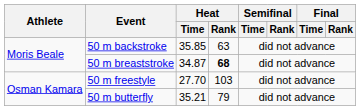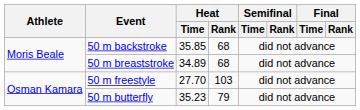(223, 46) 63 -> (223, 46) 68
(193, 64) 34.87 -> (193, 64) 34.89
(223, 64) bold -> (223, 64) normal
(193, 98) 35.21 -> (193, 98) 35.23
